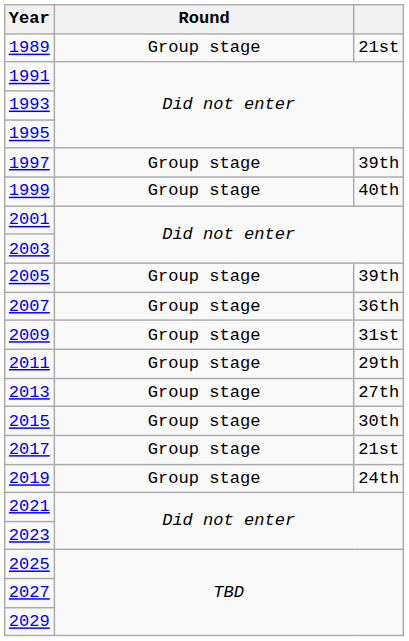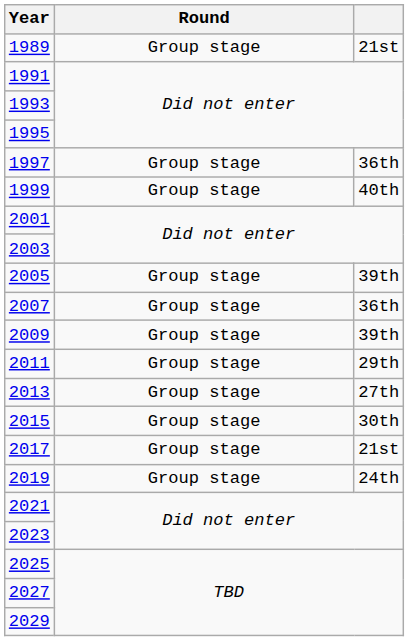(379, 162) 39th -> (379, 162) 36th
(379, 334) 31st -> (379, 334) 39th
